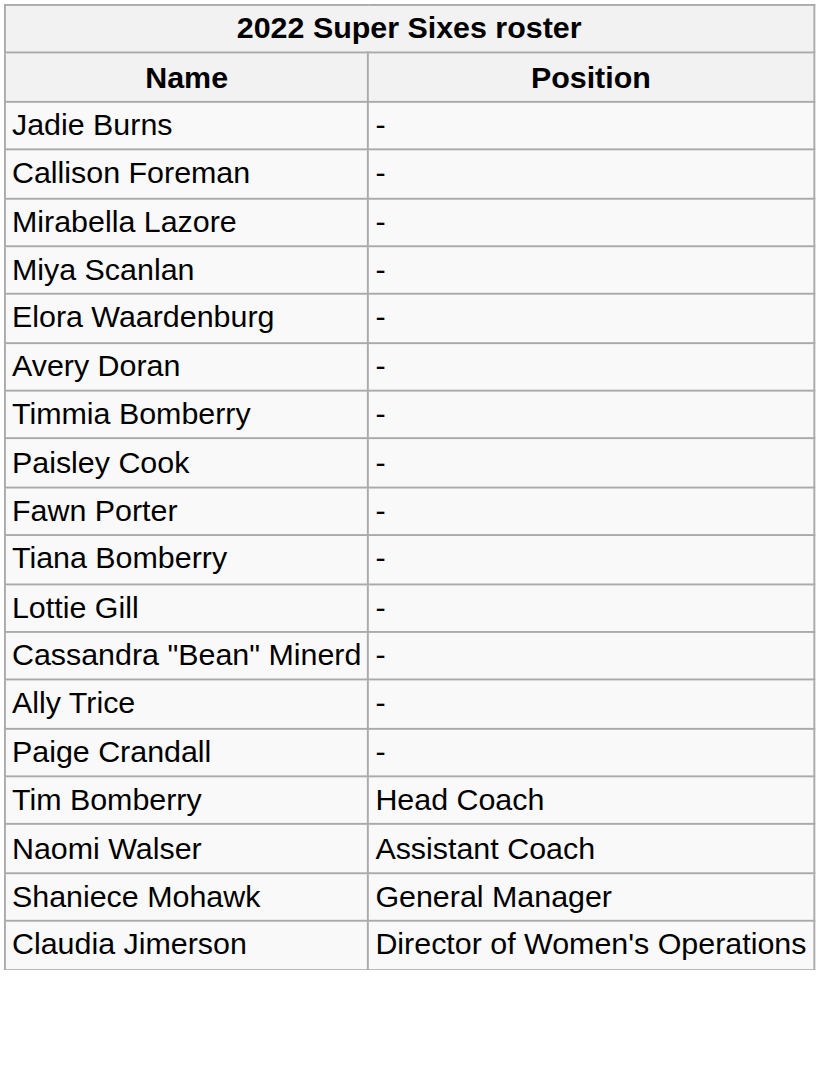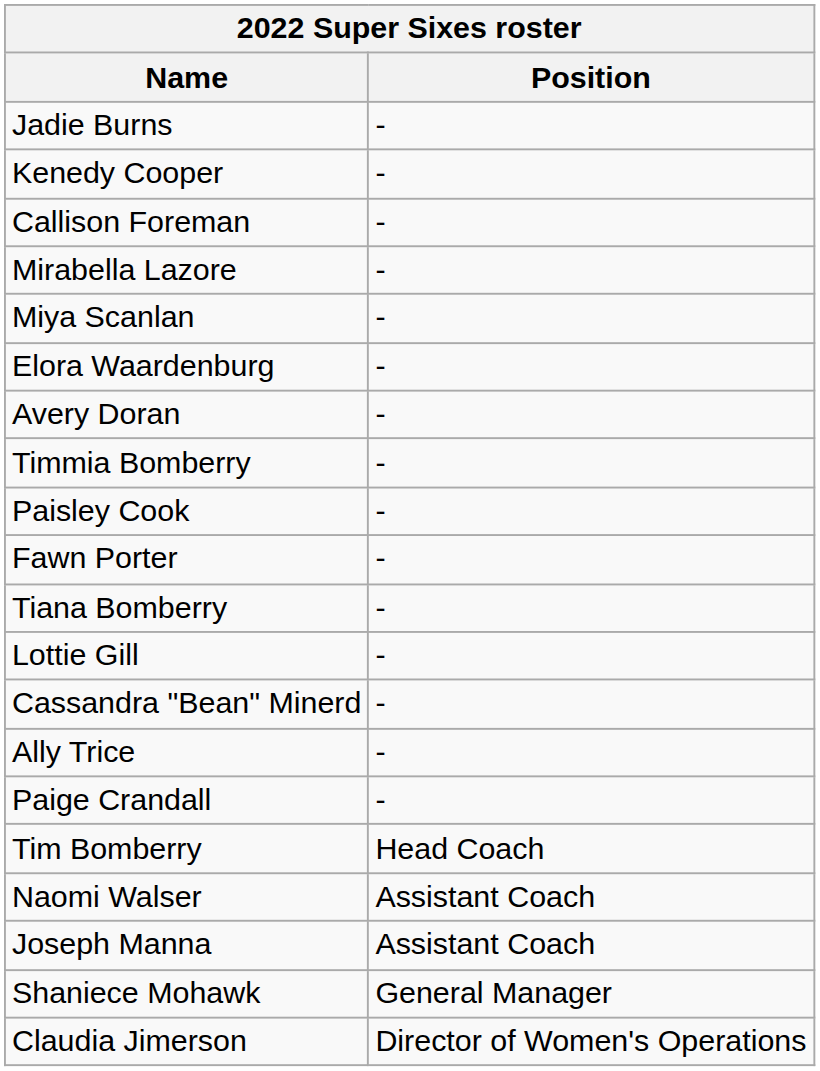+ row: (118, 173)
+ row: (112, 944)
